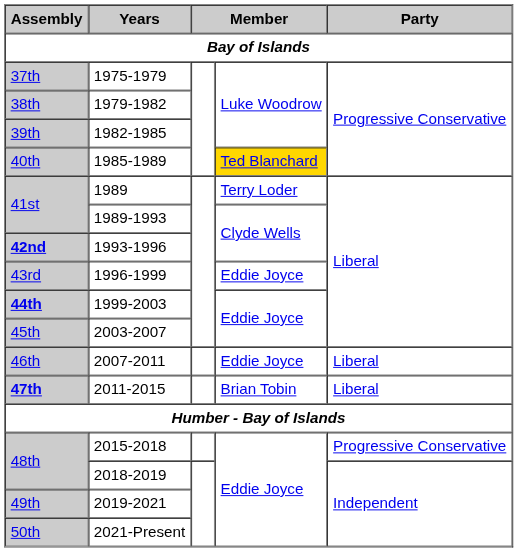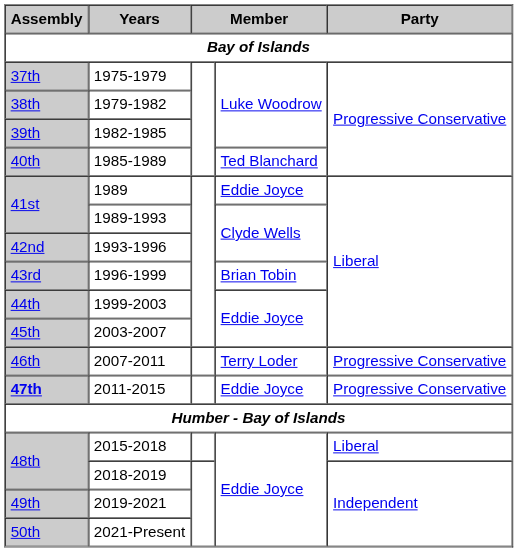(269, 161) gold background -> (269, 161) no background
(259, 190) Terry Loder -> (262, 190) Eddie Joyce
(28, 247) bold -> (28, 247) normal
(262, 275) Eddie Joyce -> (258, 275) Brian Tobin
(26, 304) bold -> (25, 304) normal
(262, 361) Eddie Joyce -> (259, 361) Terry Loder
(356, 361) Liberal -> (420, 361) Progressive Conservative
(258, 389) Brian Tobin -> (262, 389) Eddie Joyce
(356, 389) Liberal -> (420, 389) Progressive Conservative
(420, 446) Progressive Conservative -> (356, 446) Liberal
